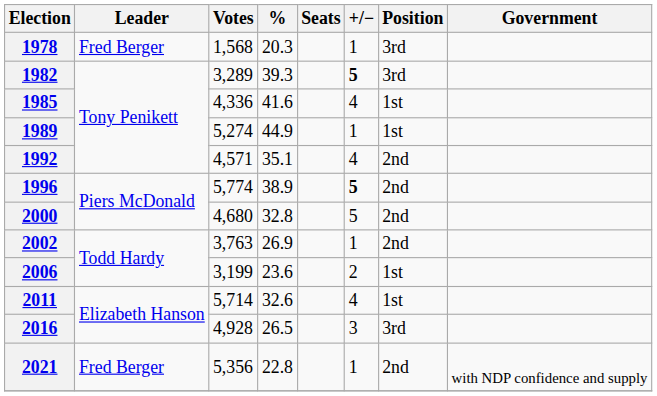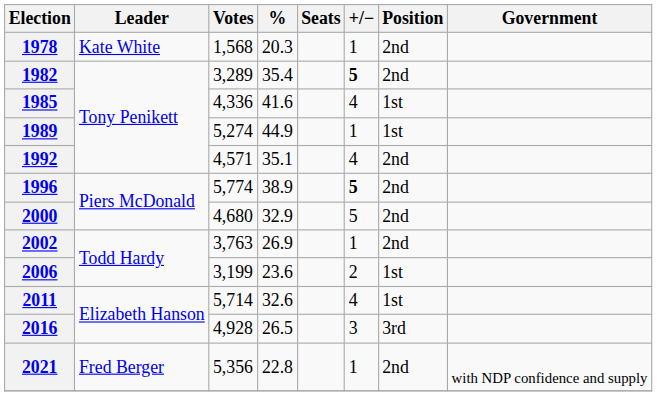(121, 46) Fred Berger -> (120, 46) Kate White
(394, 46) 3rd -> (396, 46) 2nd
(277, 74) 39.3 -> (277, 74) 35.4
(394, 74) 3rd -> (396, 74) 2nd
(277, 215) 32.8 -> (277, 215) 32.9
